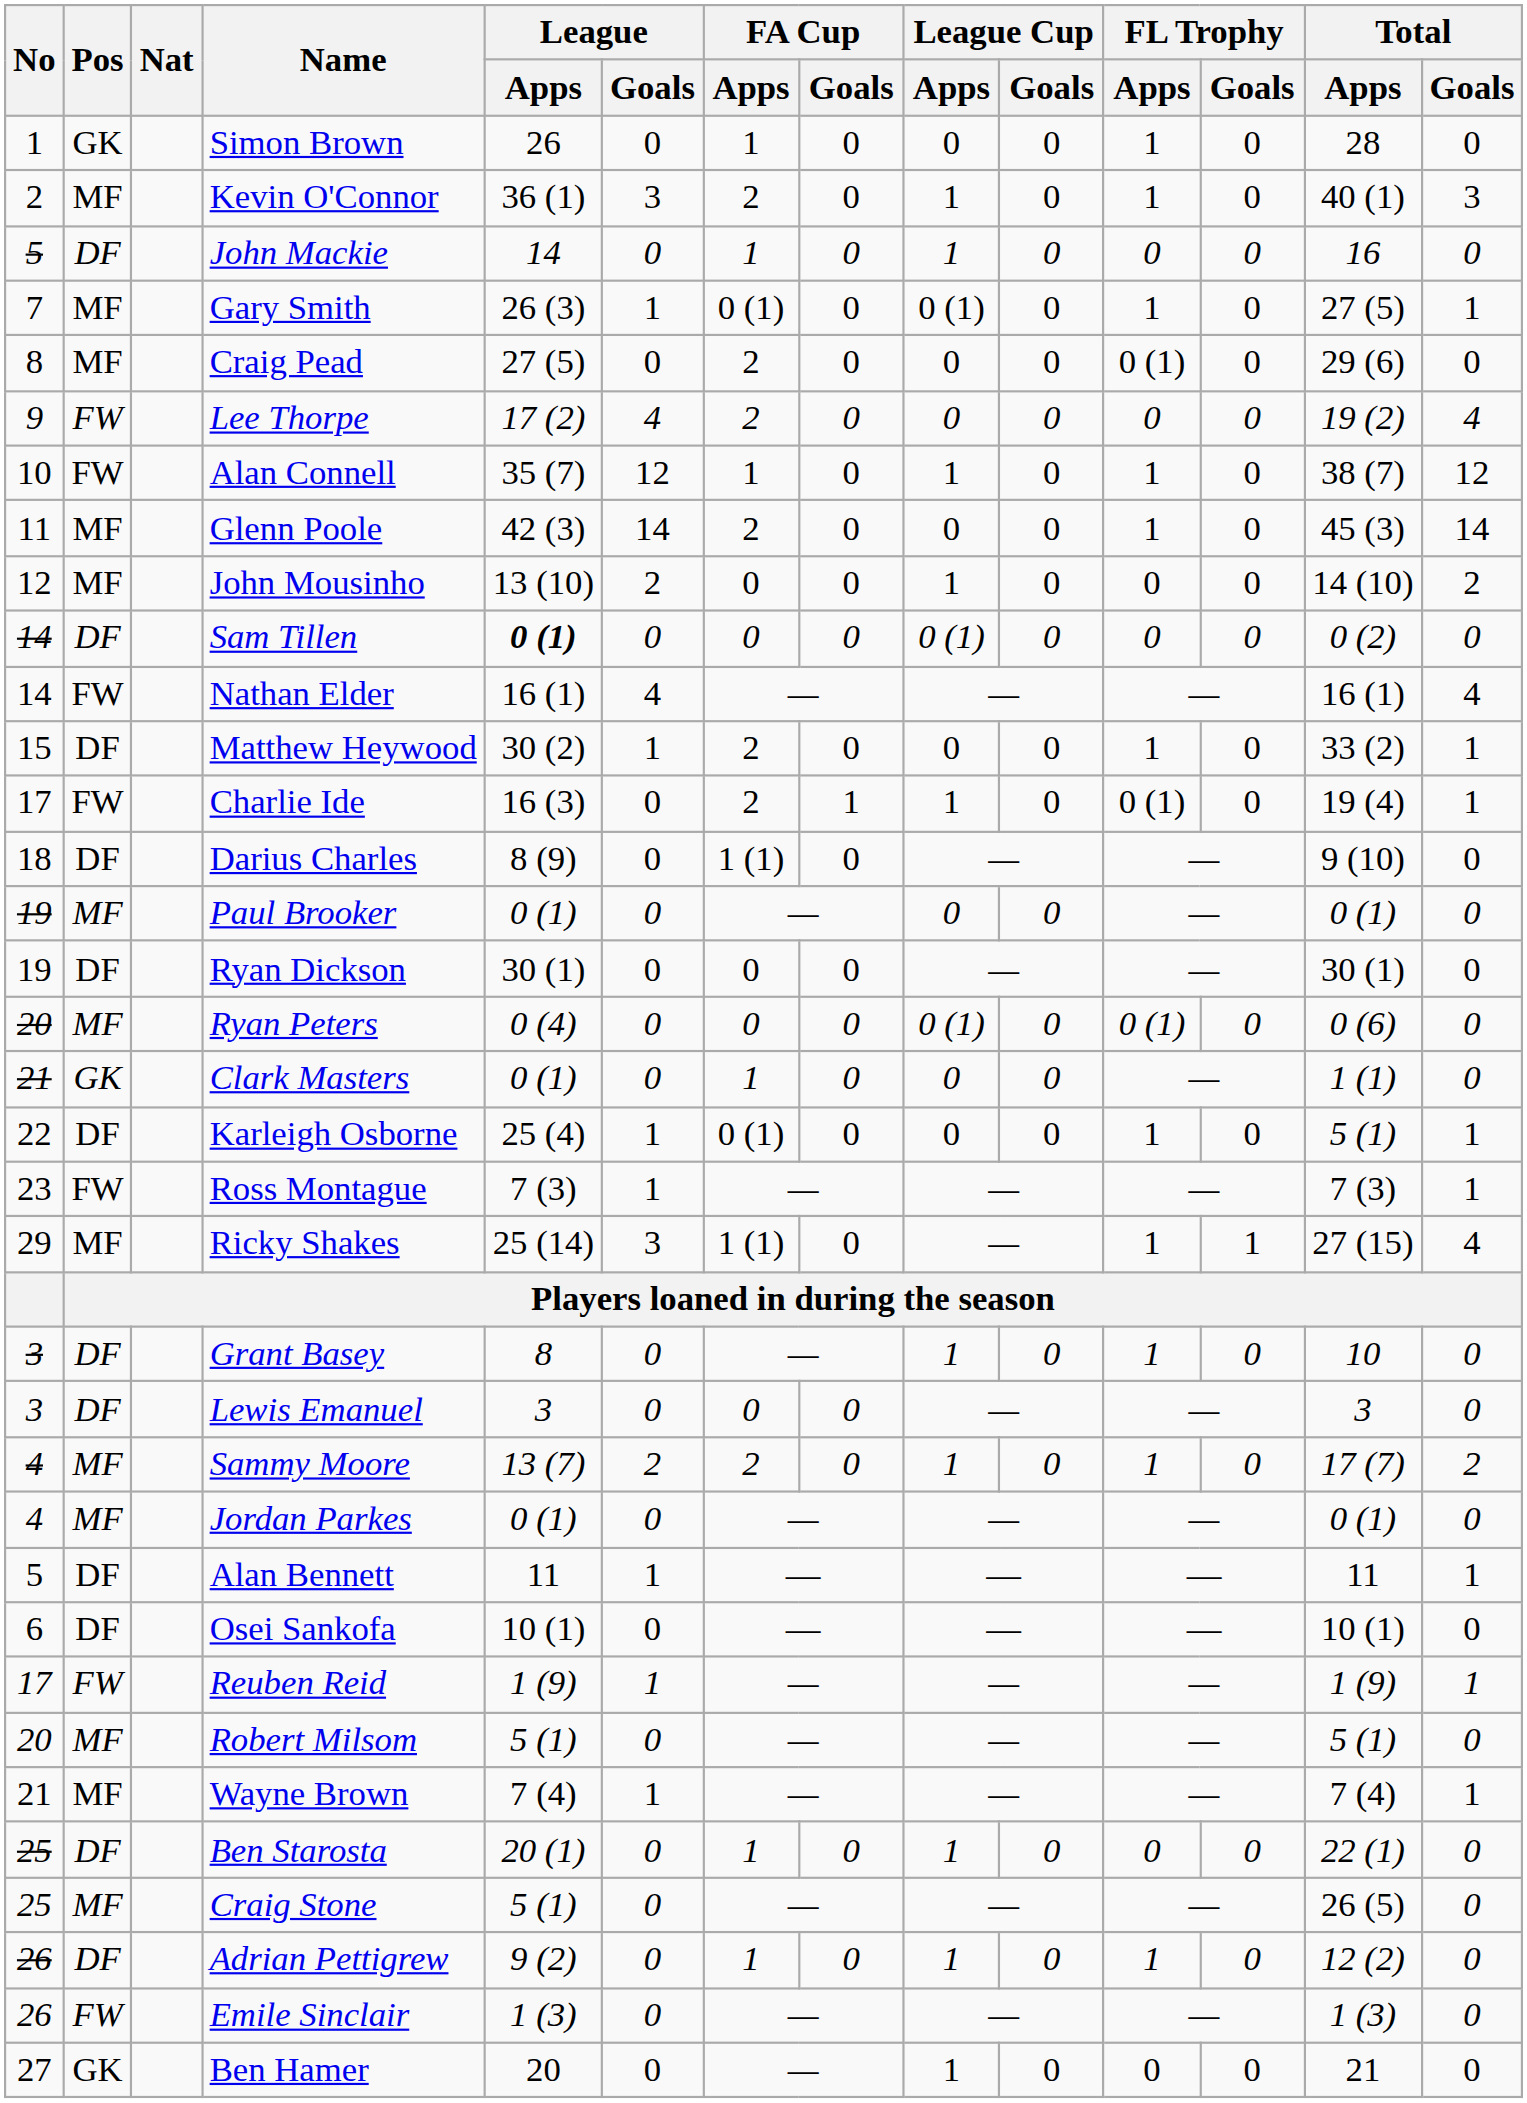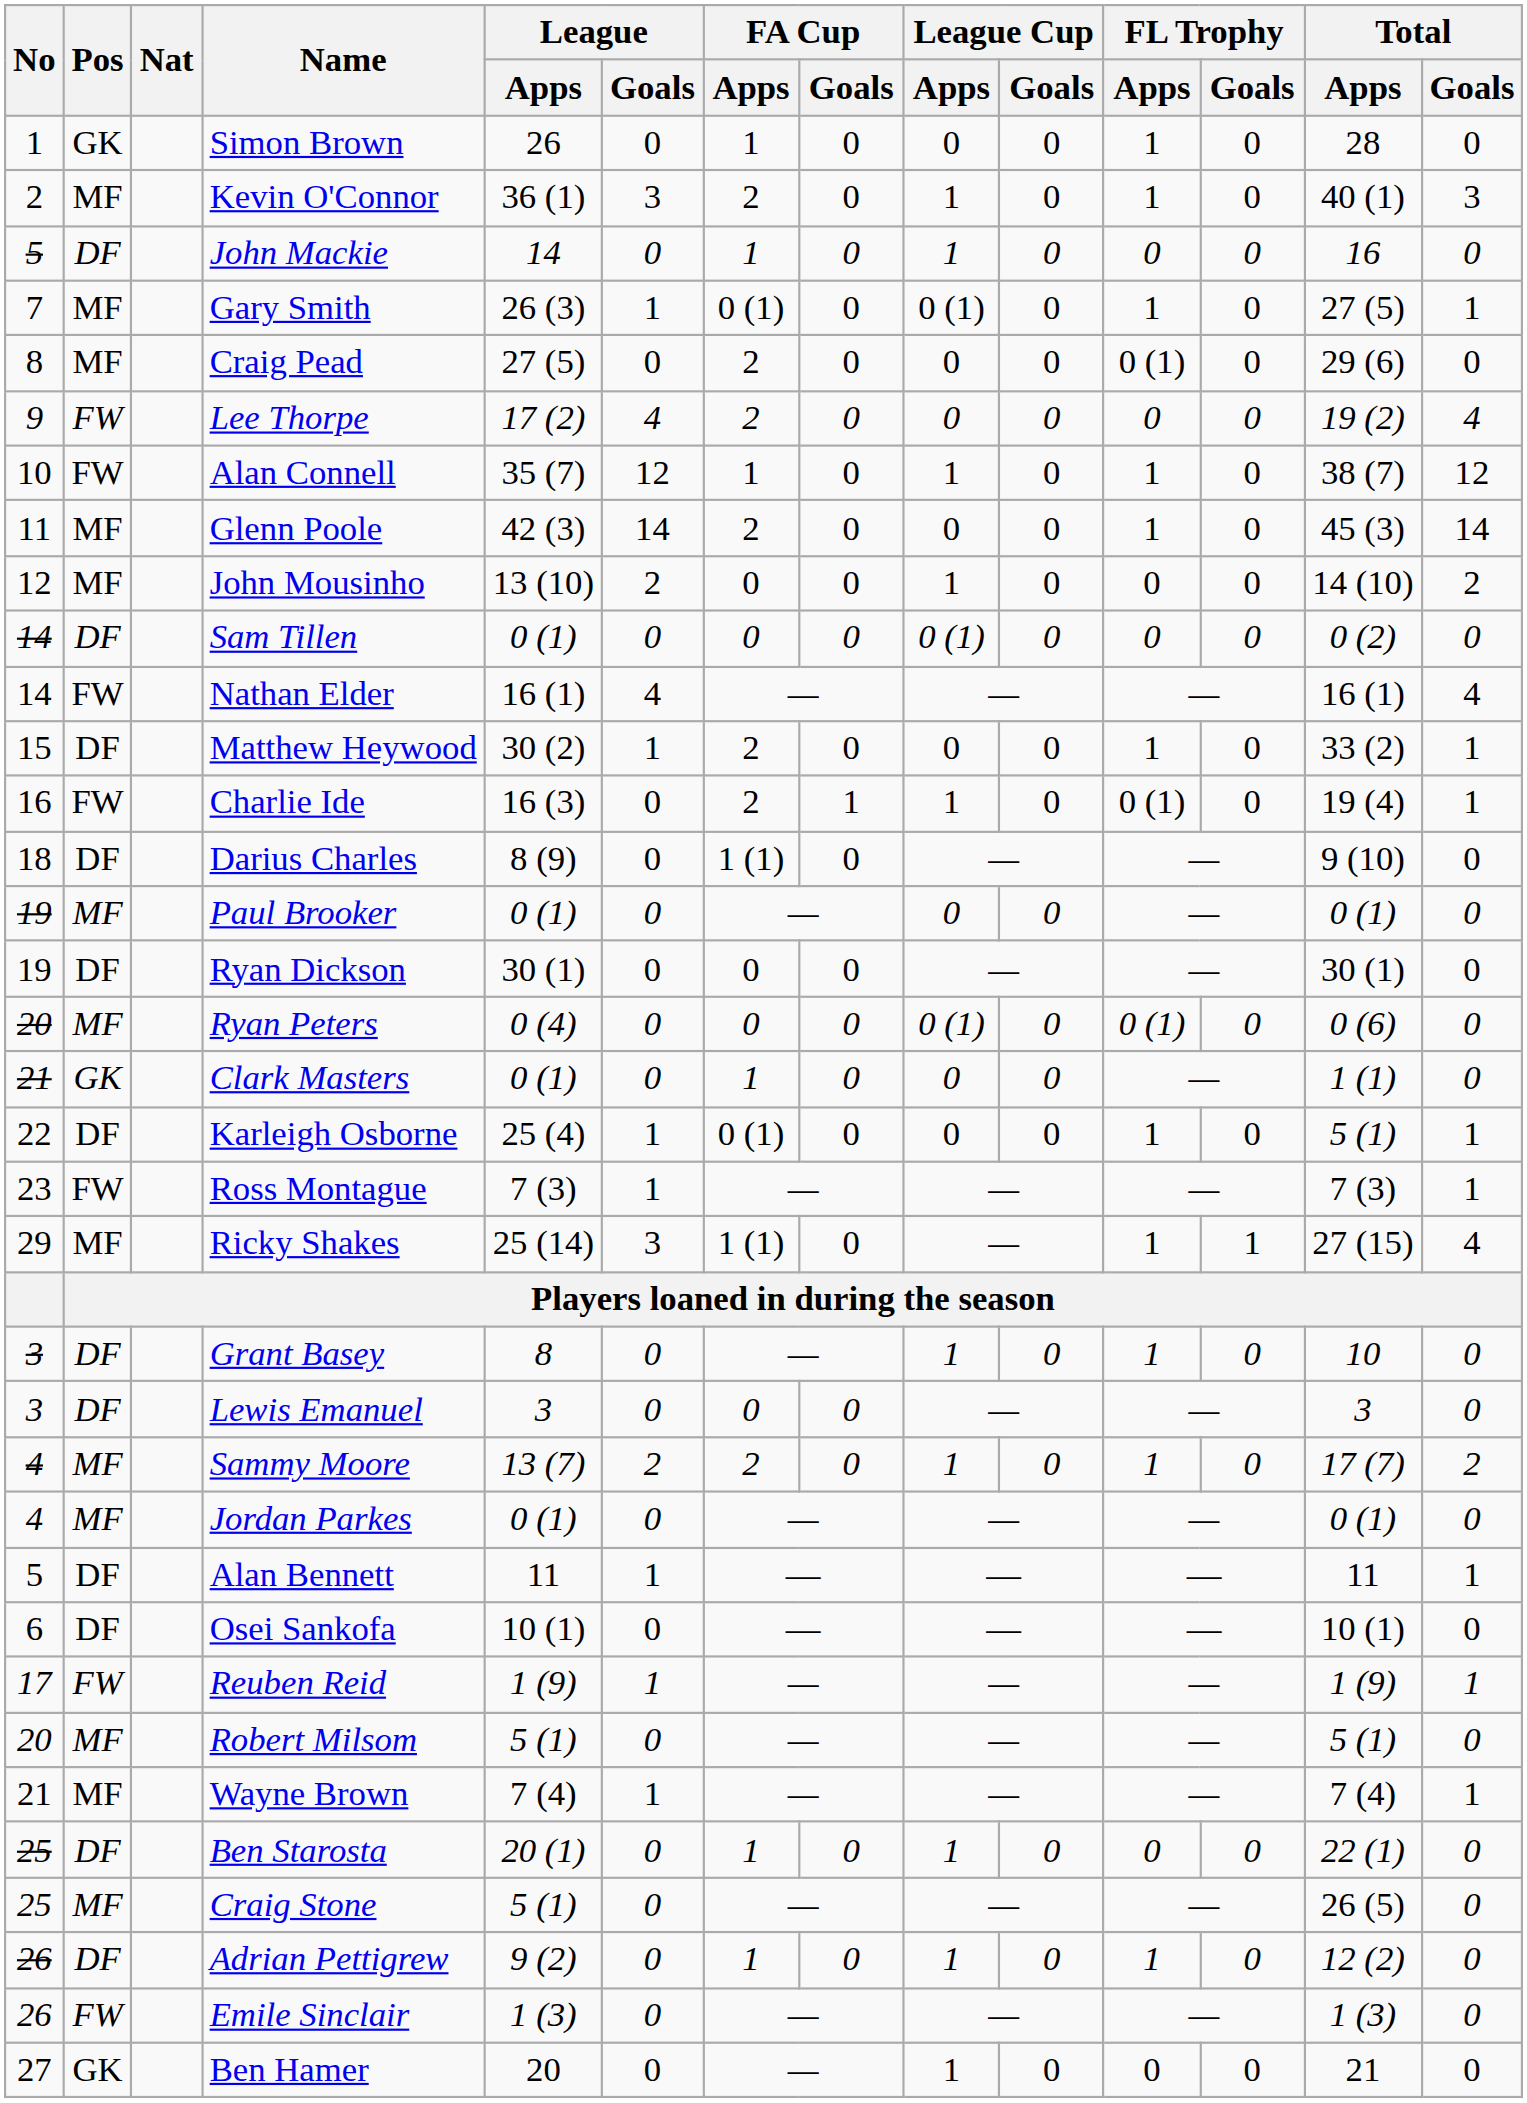(543, 637) bold -> (543, 637) normal
(34, 802) 17 -> (34, 802) 16
